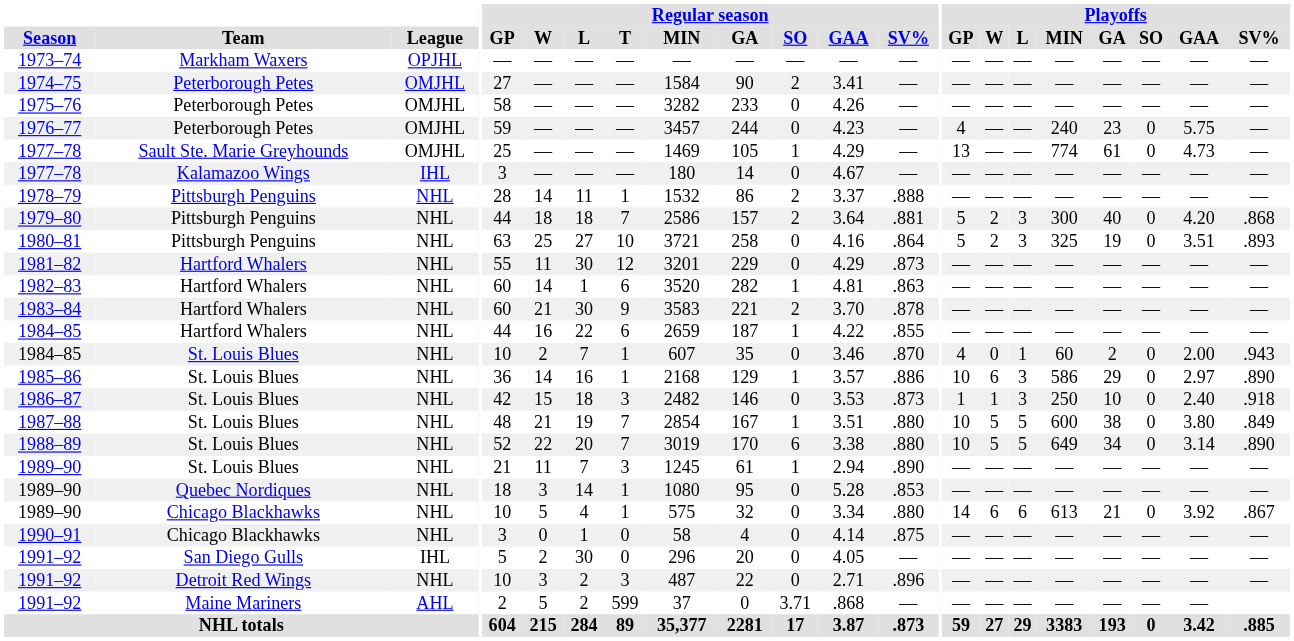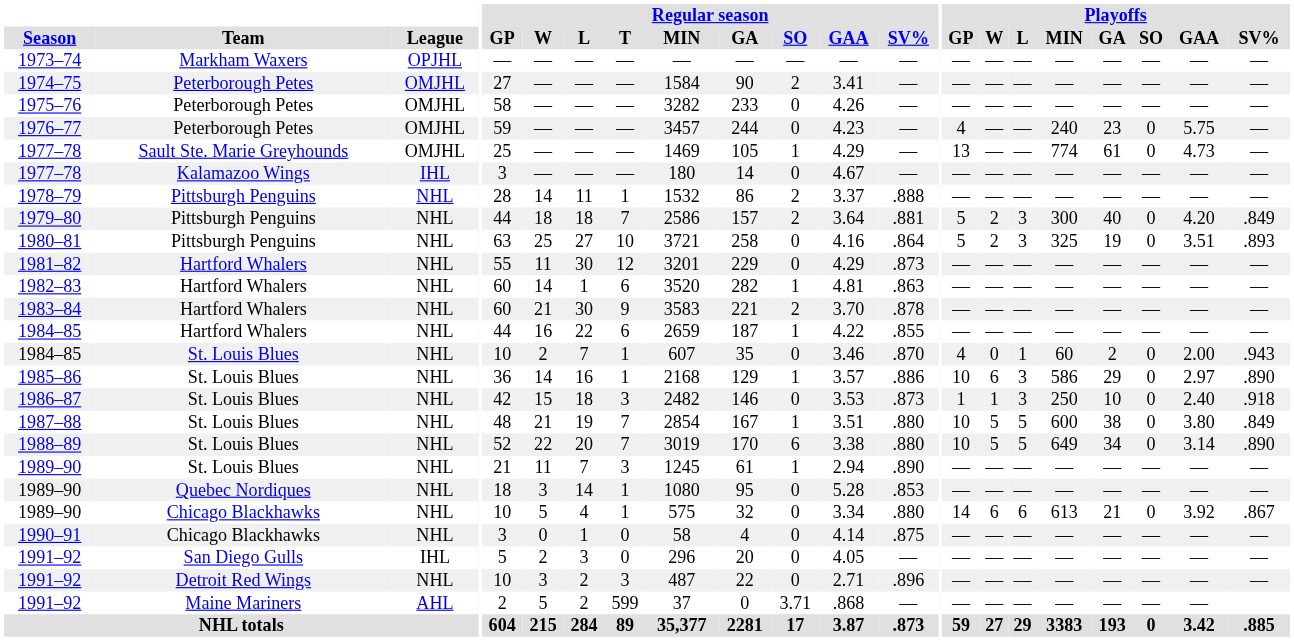(1259, 218) .868 -> (1259, 218) .849
(584, 557) 30 -> (584, 557) 3
